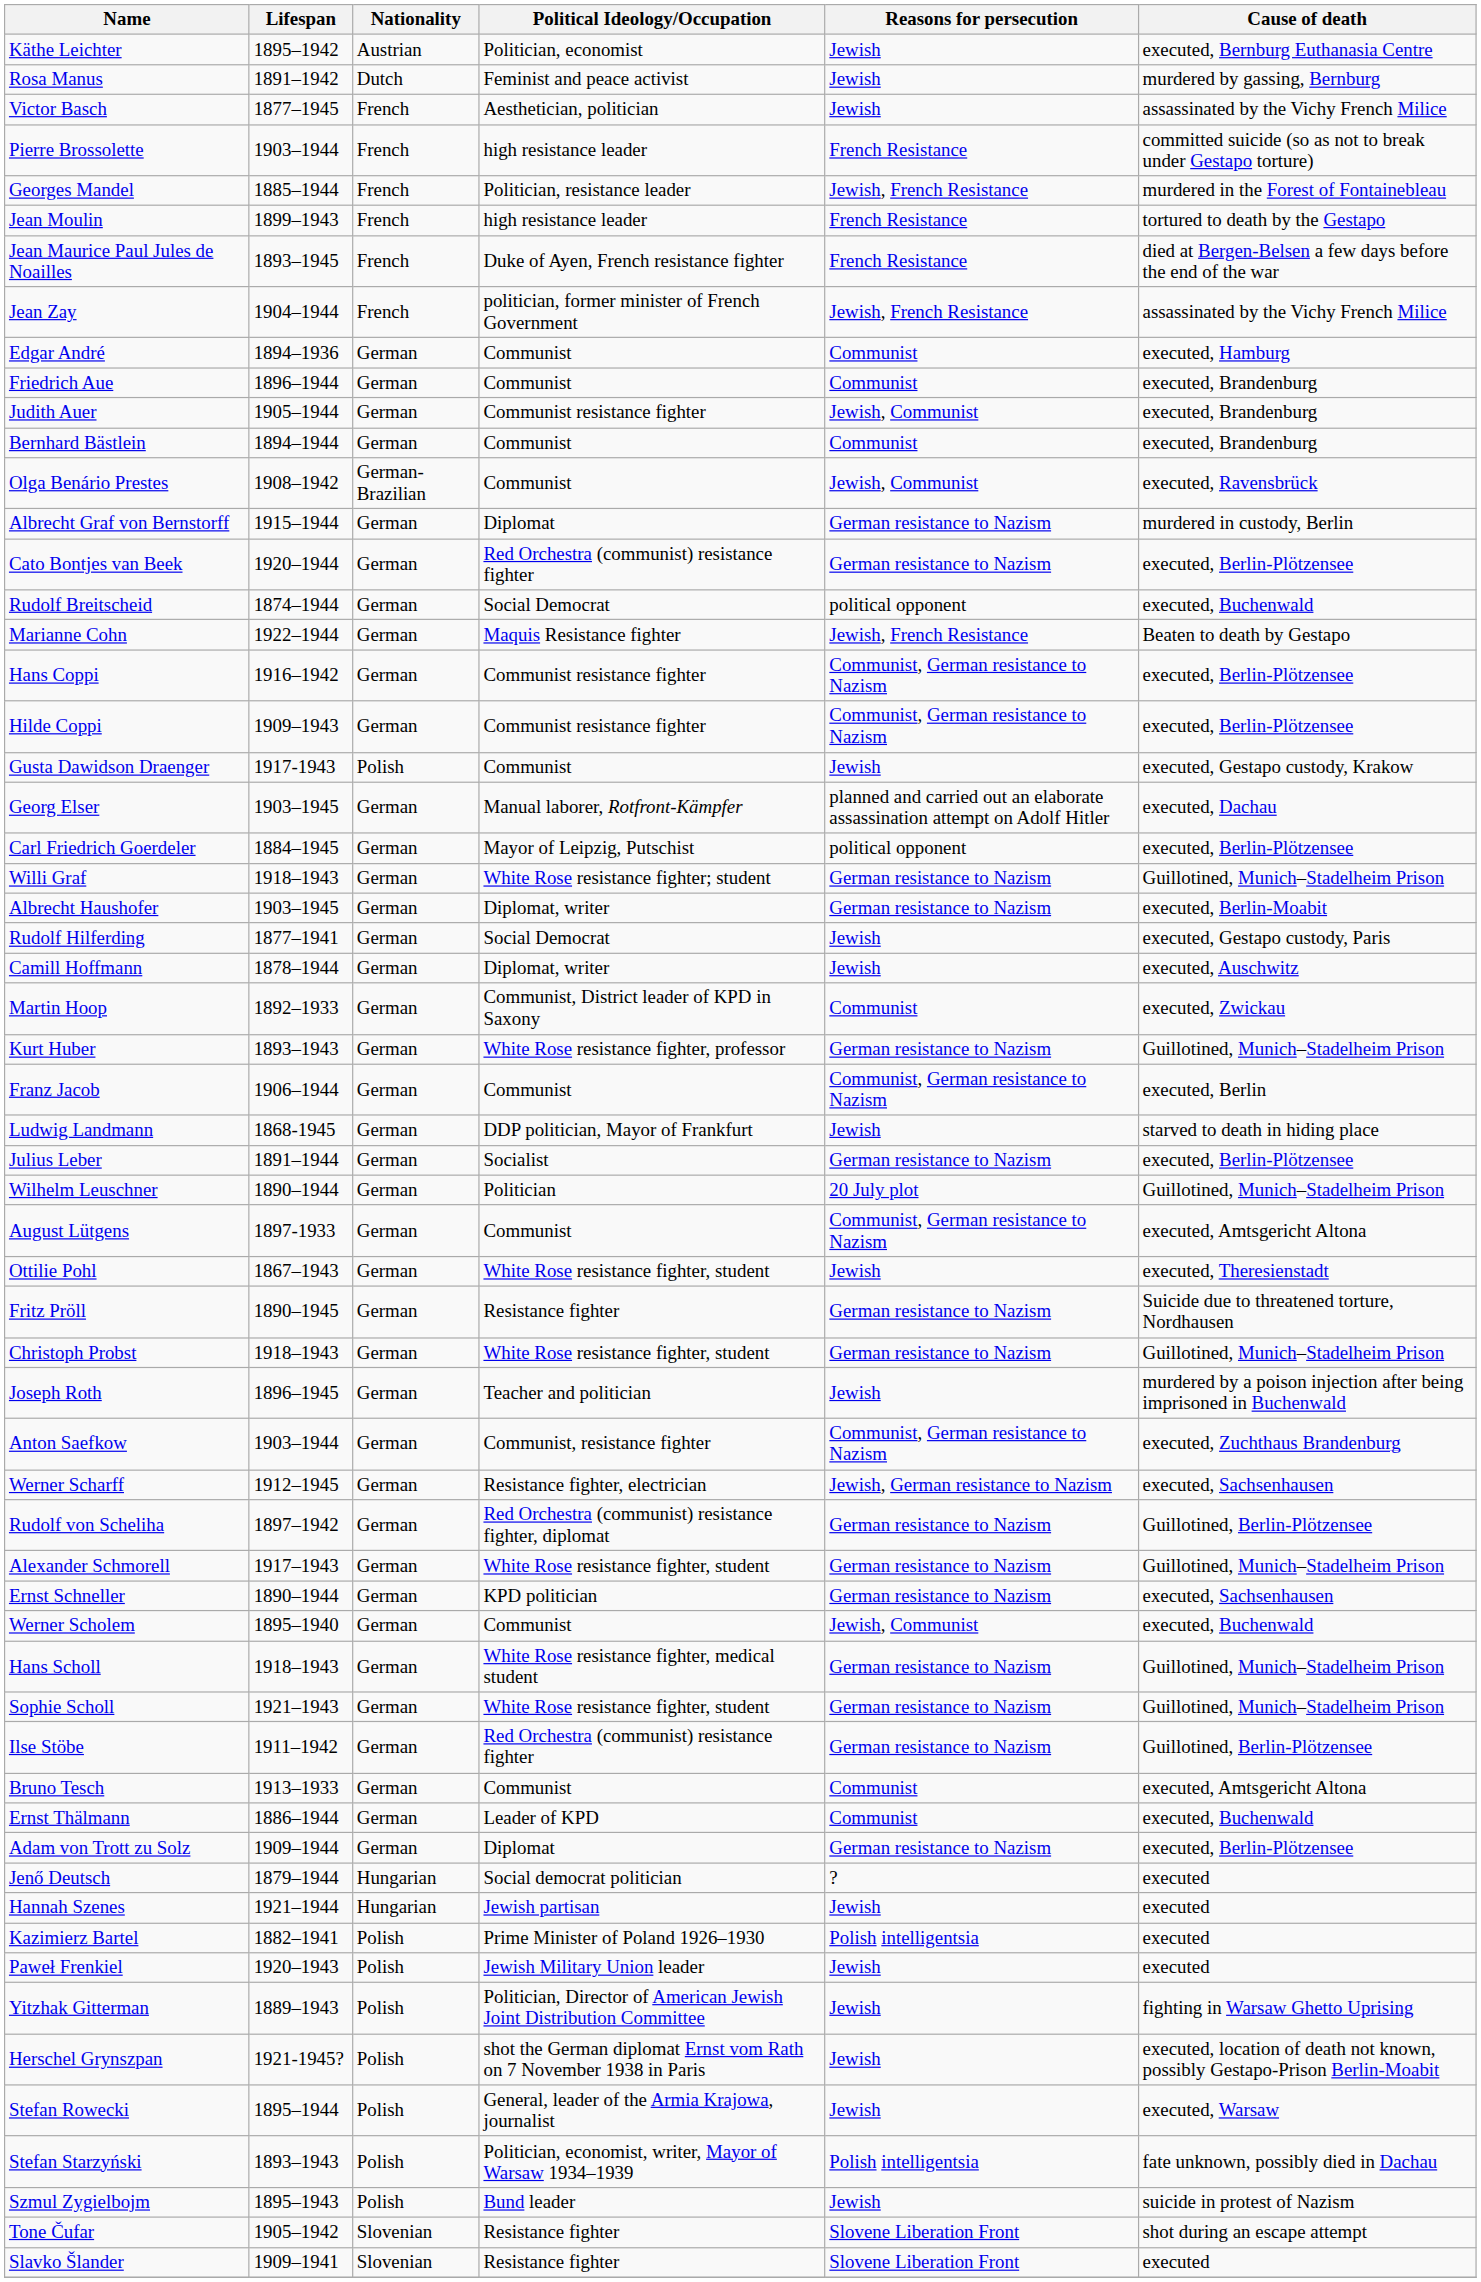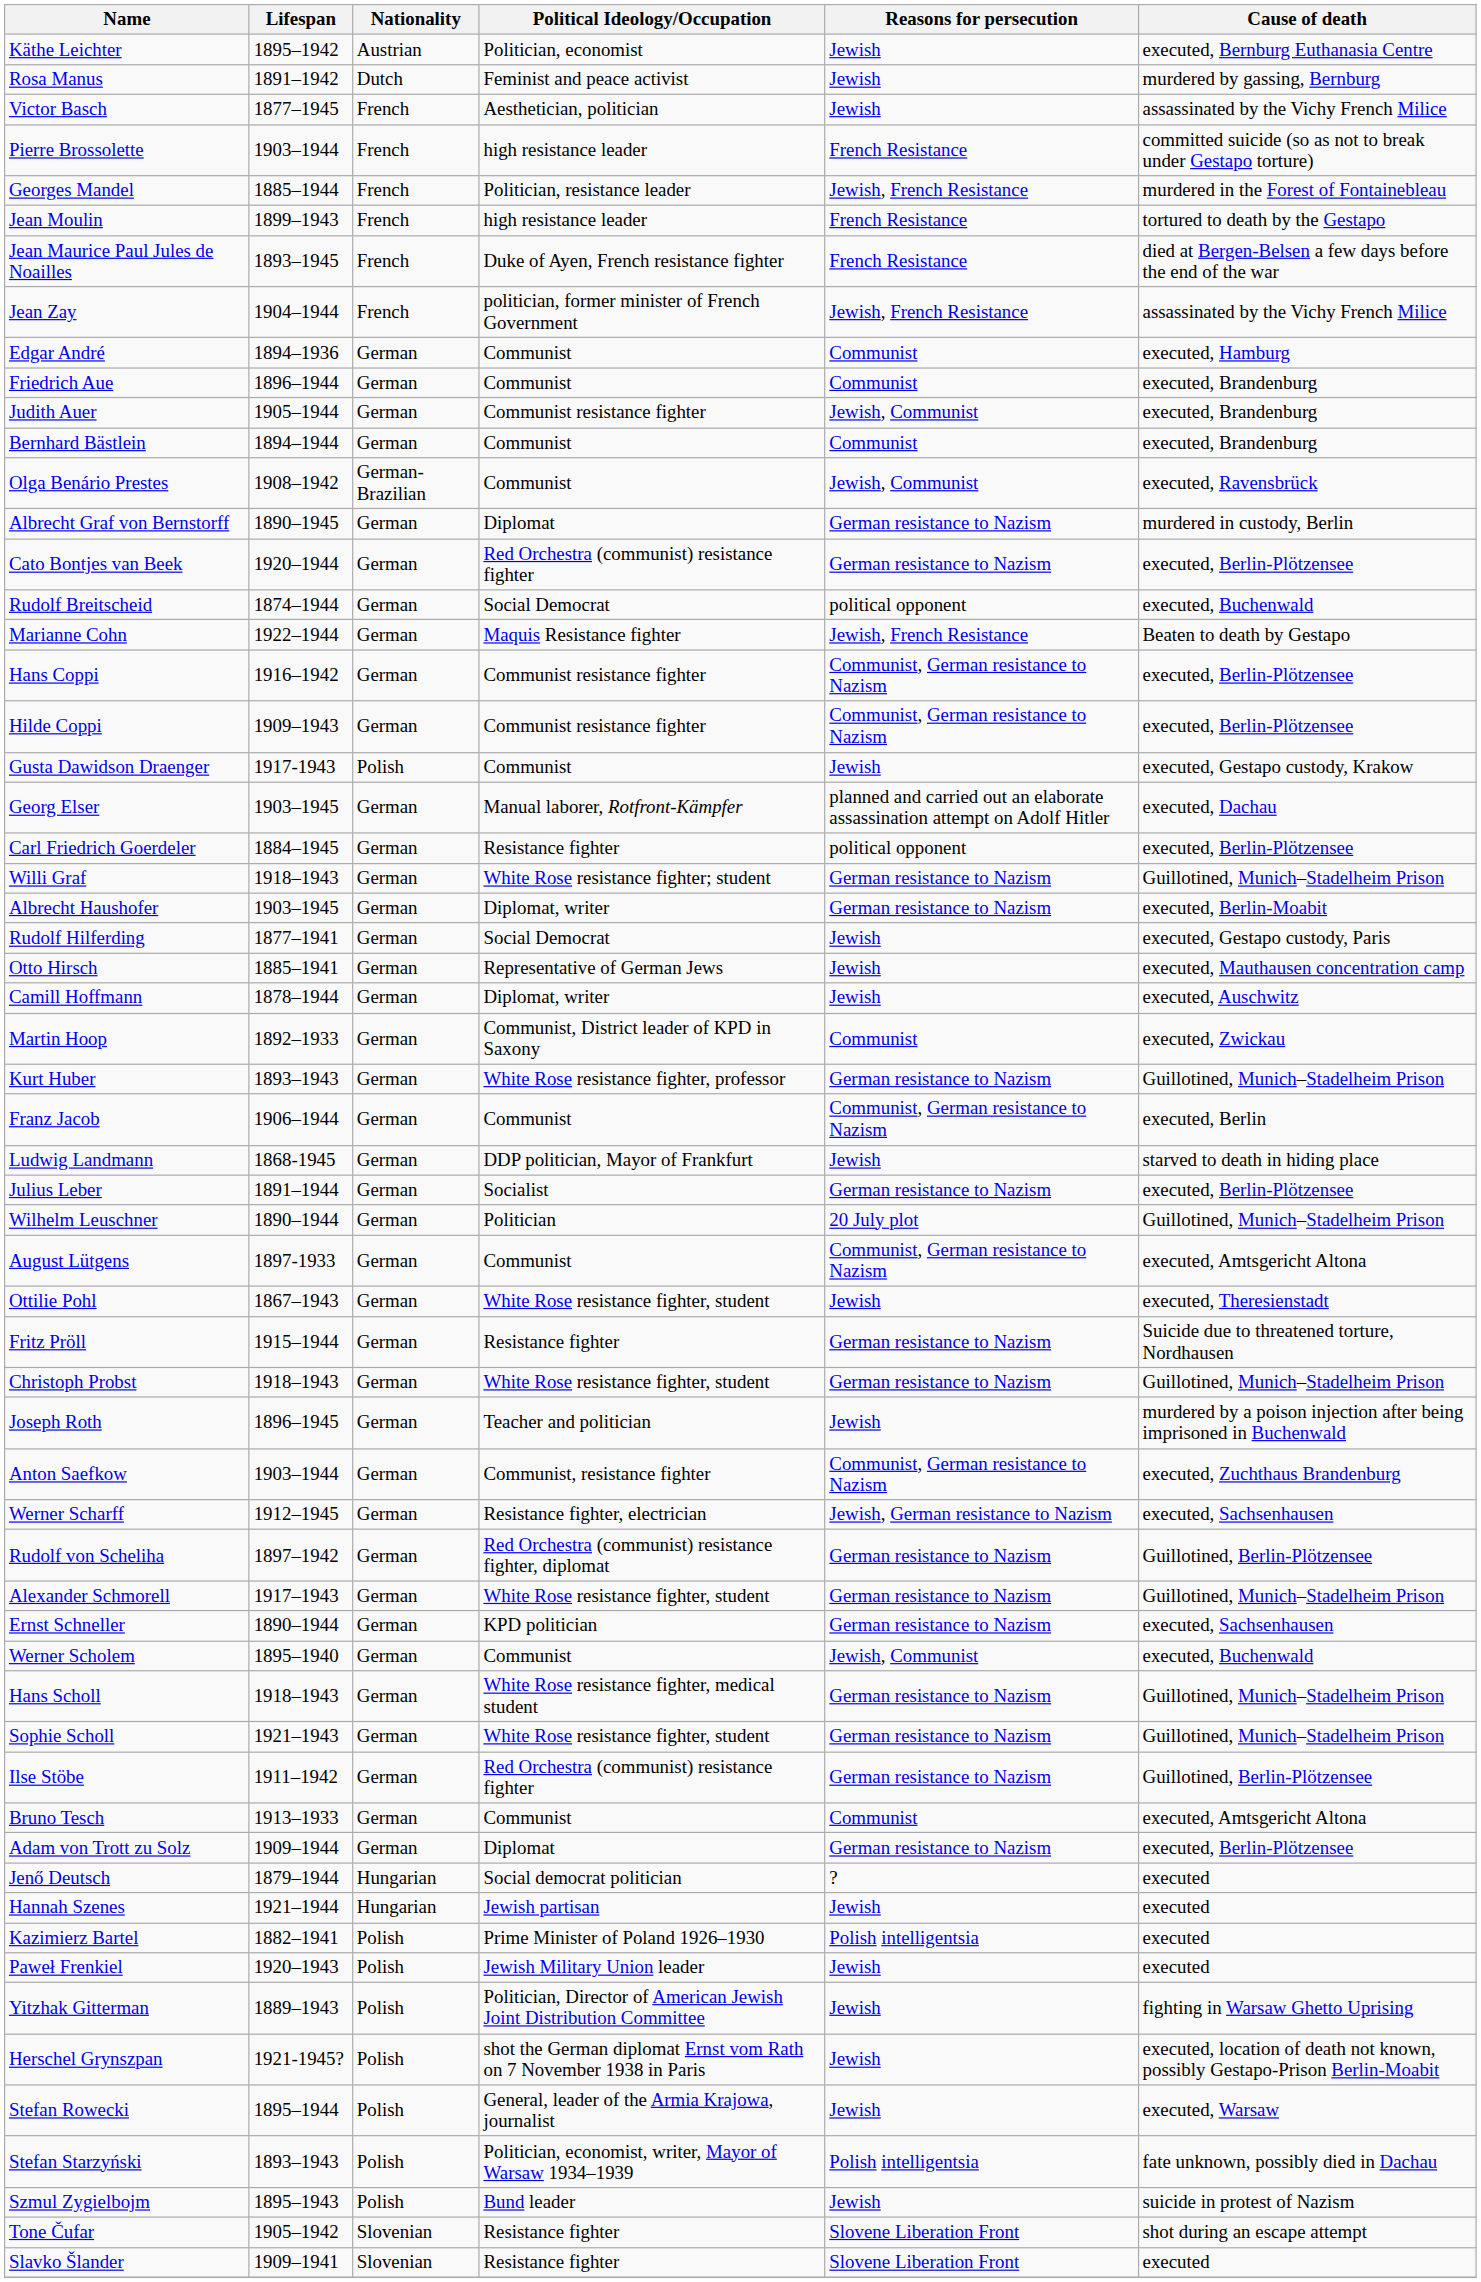(296, 523) 1915–1944 -> (296, 523) 1890–1945
(589, 848) Mayor of Leipzig, Putschist -> (551, 848) Resistance fighter
+ row: (53, 967)
(296, 1311) 1890–1945 -> (296, 1341) 1915–1944
- row: (69, 1817)
